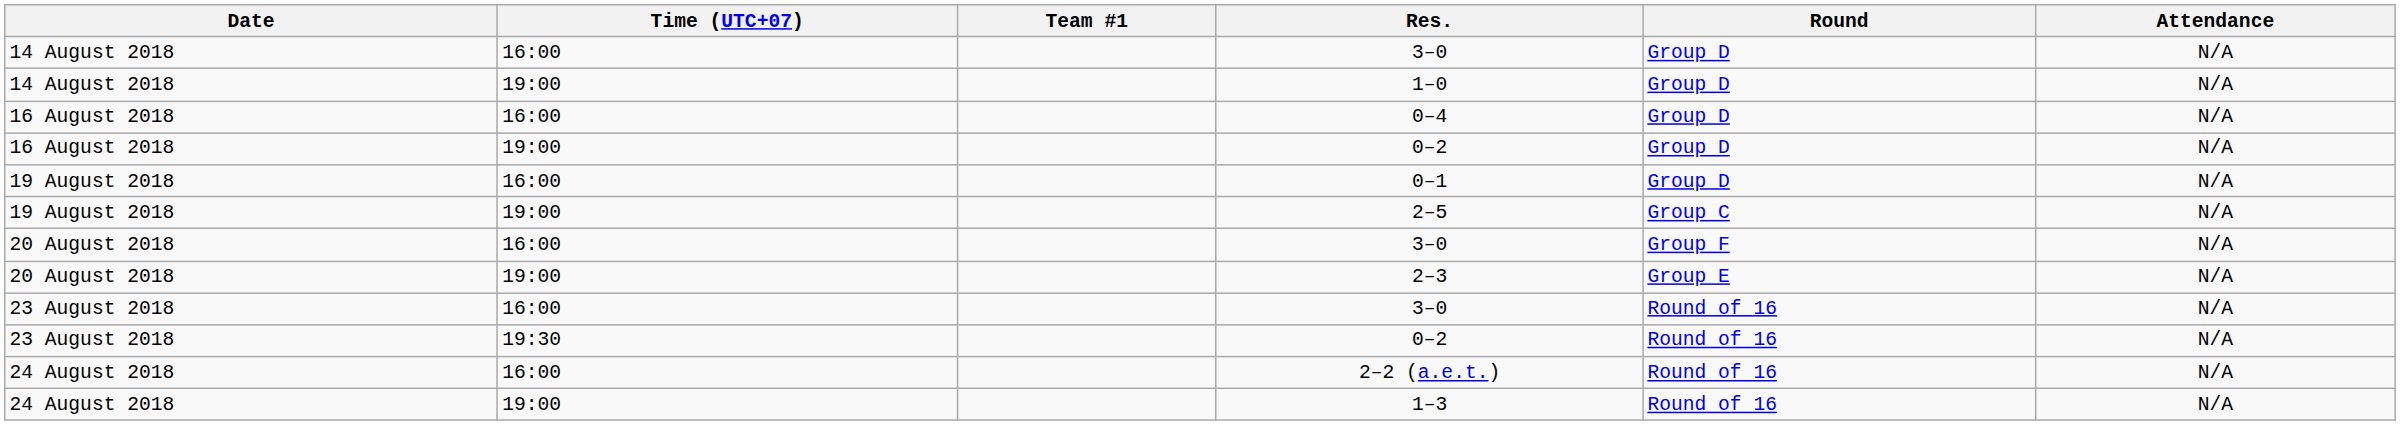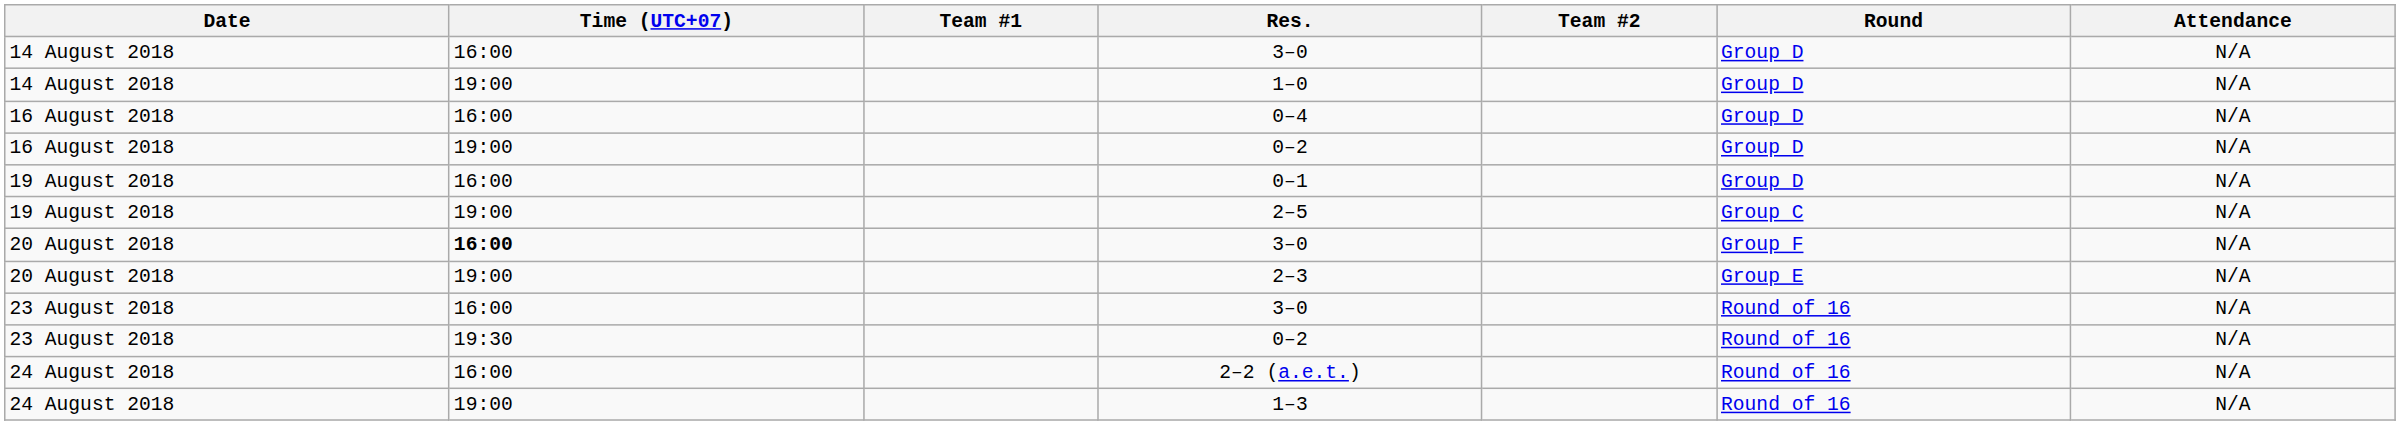+ column: (1599, 21)
(532, 245) normal -> (483, 245) bold
